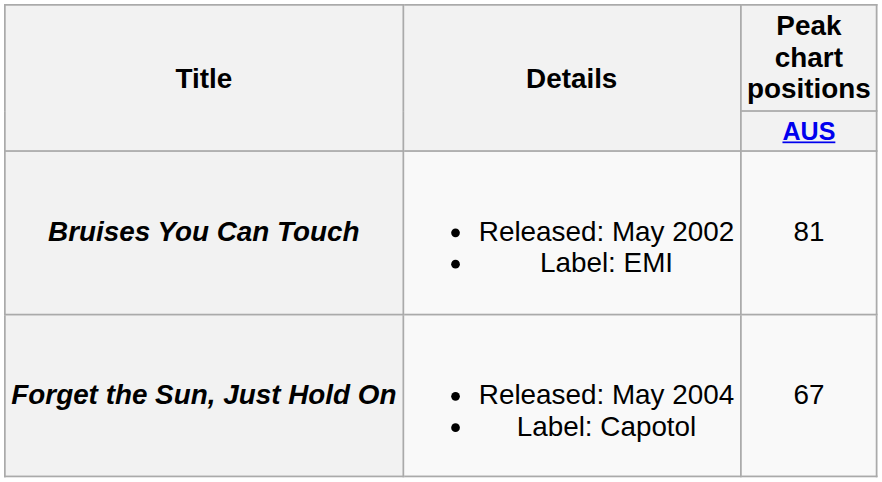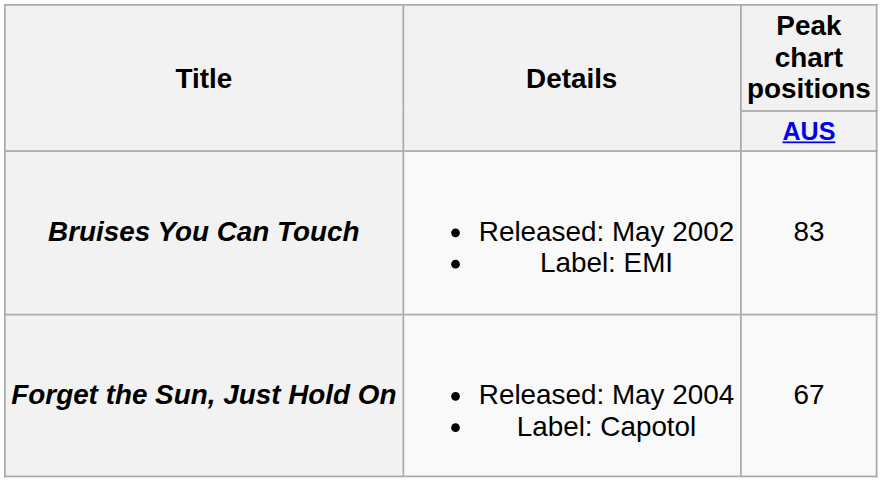(809, 232) 81 -> (809, 232) 83
